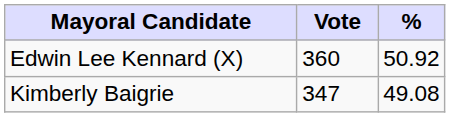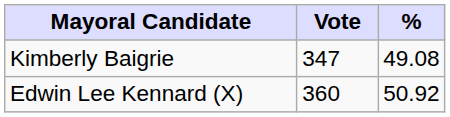rows swapped: (127, 58) <-> (92, 93)
